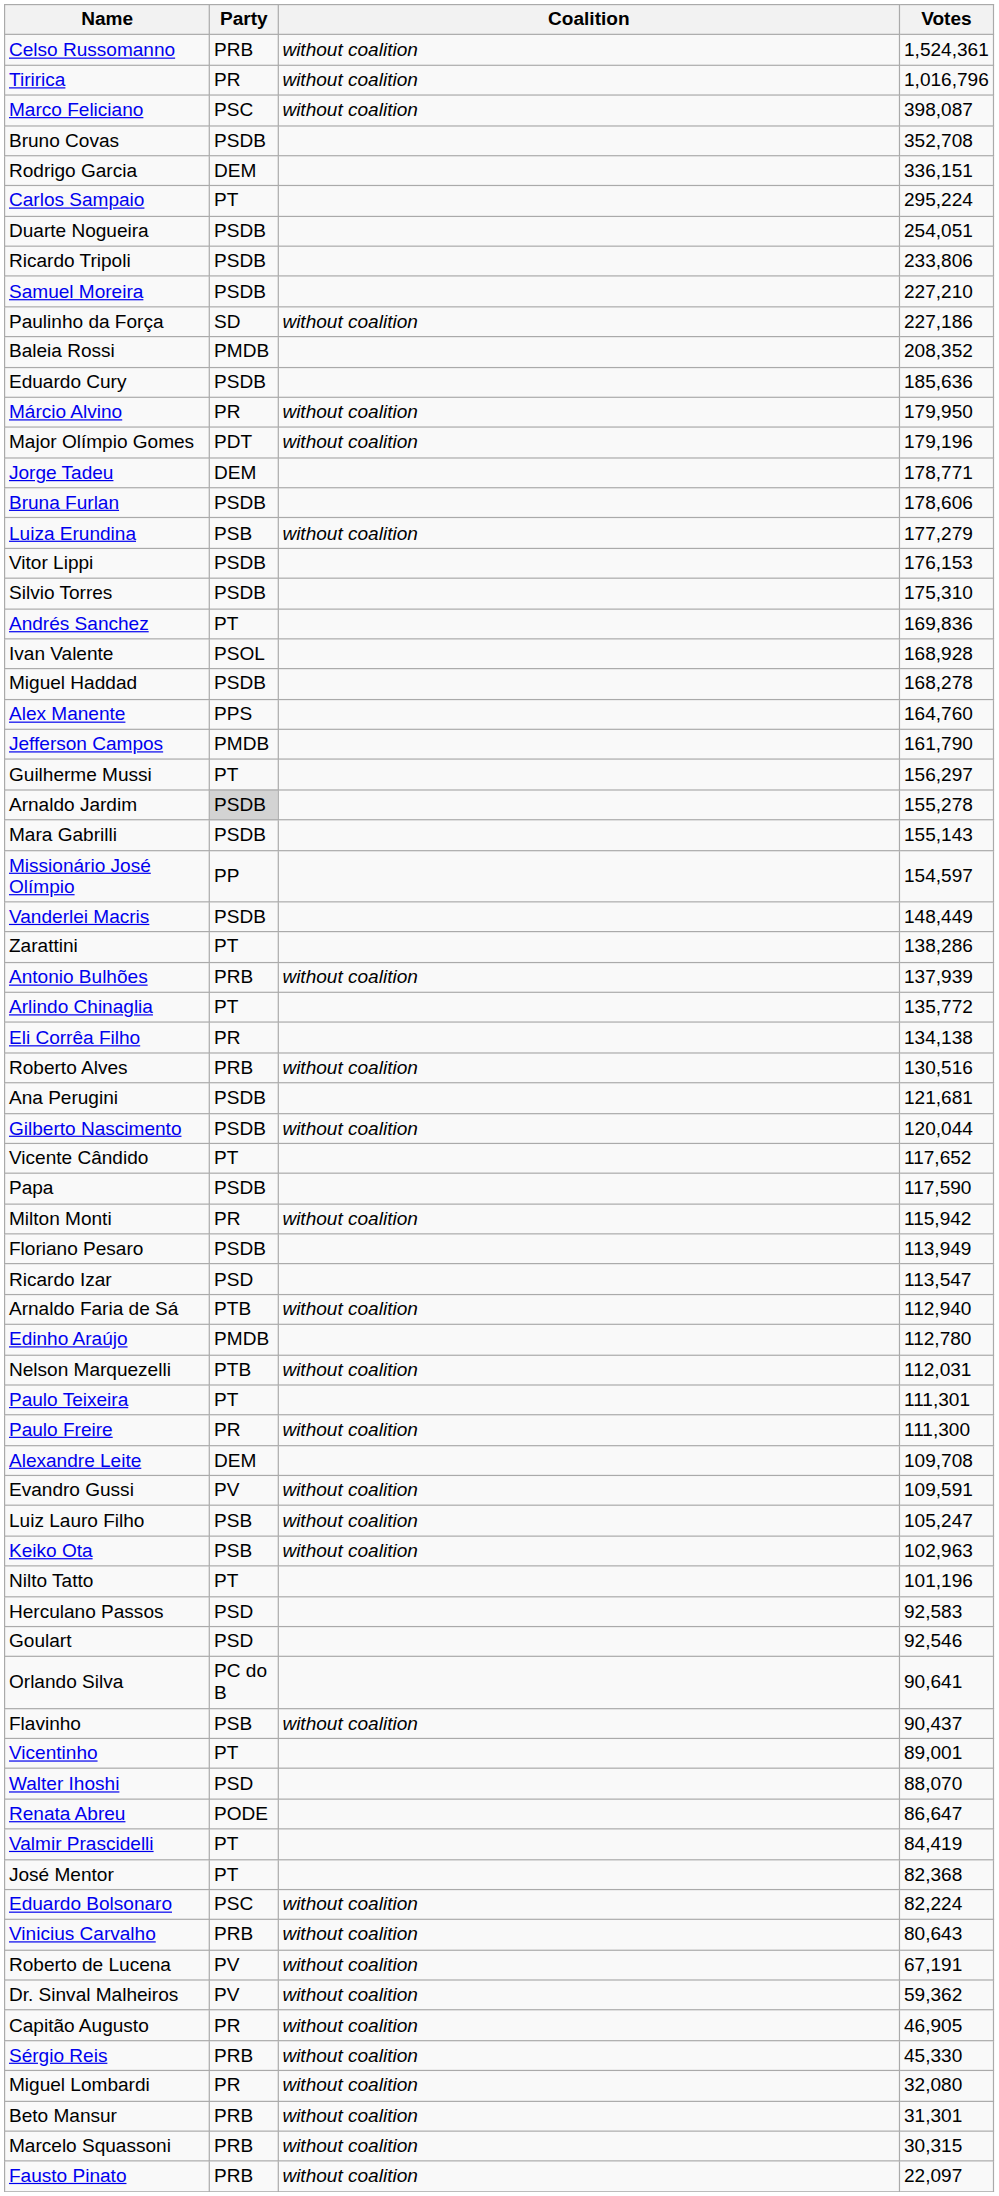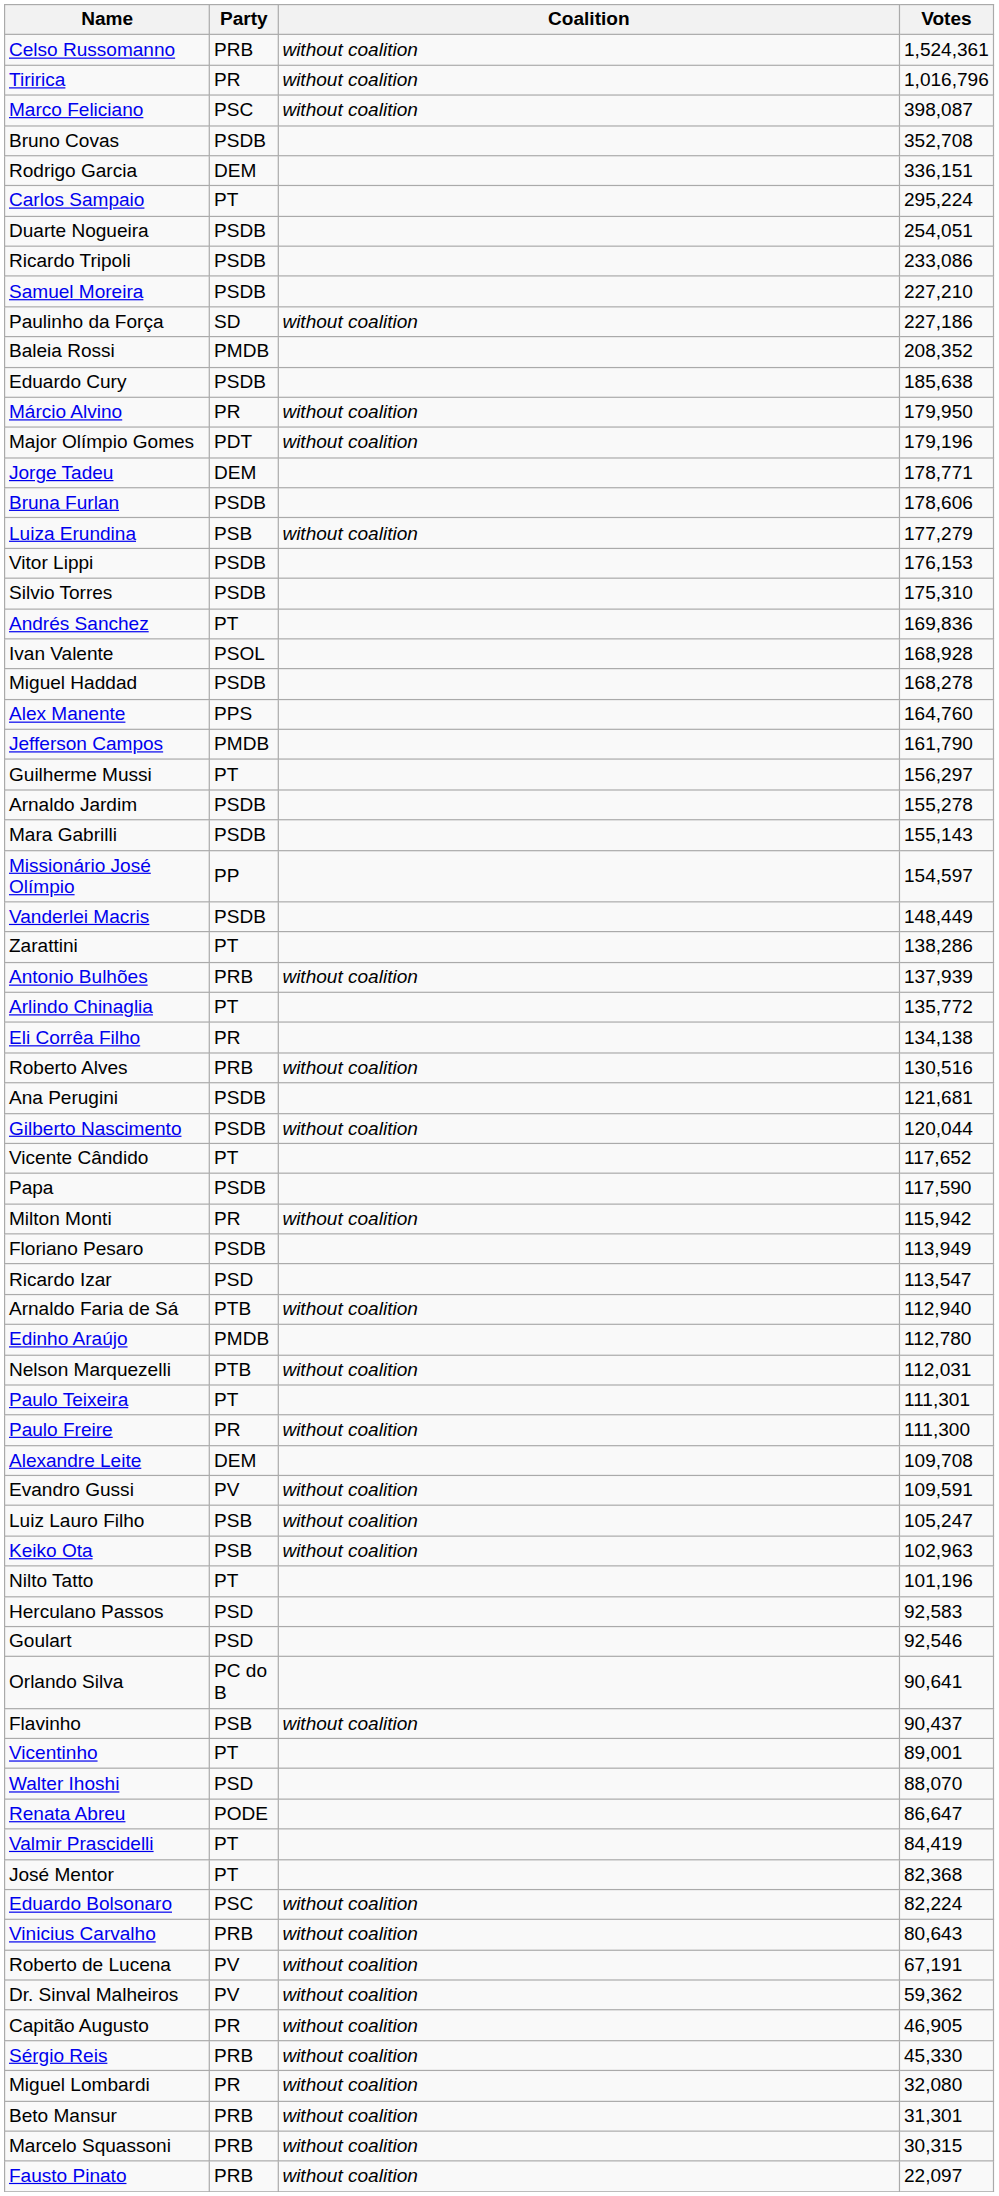(938, 261) 233,806 -> (938, 261) 233,086
(938, 381) 185,636 -> (938, 381) 185,638
(240, 804) lightgrey background -> (240, 804) no background
